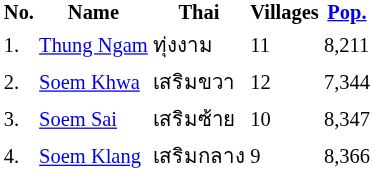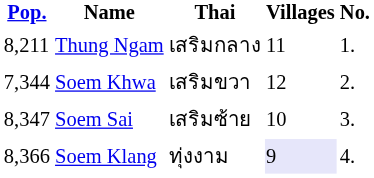columns swapped: (19, 12) <-> (347, 12)
(183, 45) ทุ่งงาม -> (215, 45) เสริมกลาง
(199, 156) เสริมกลาง -> (199, 156) ทุ่งงาม
(255, 156) no background -> (271, 156) lavender background
